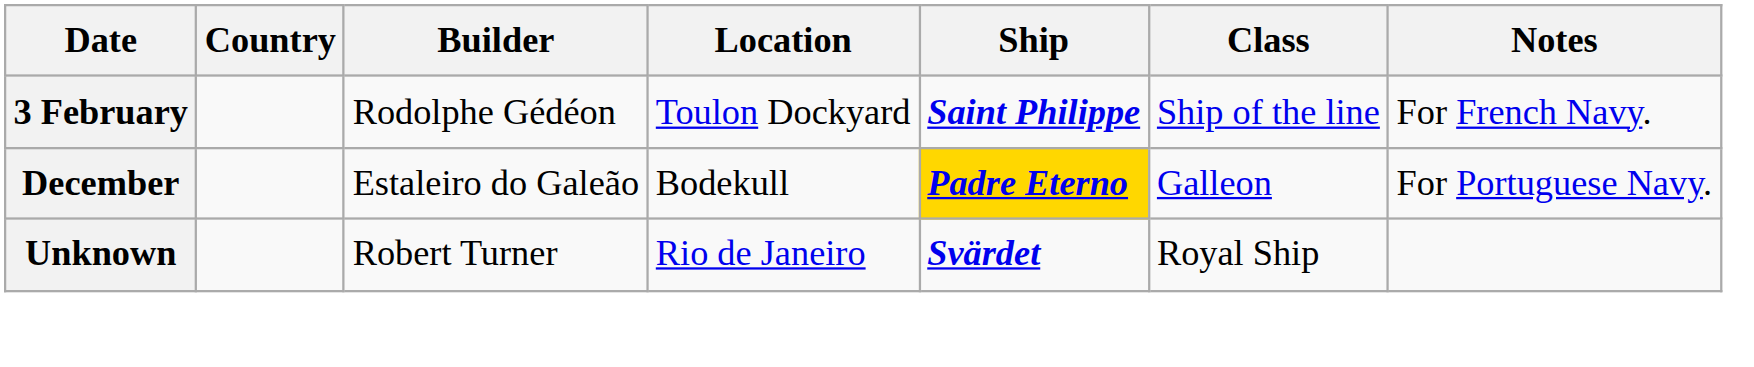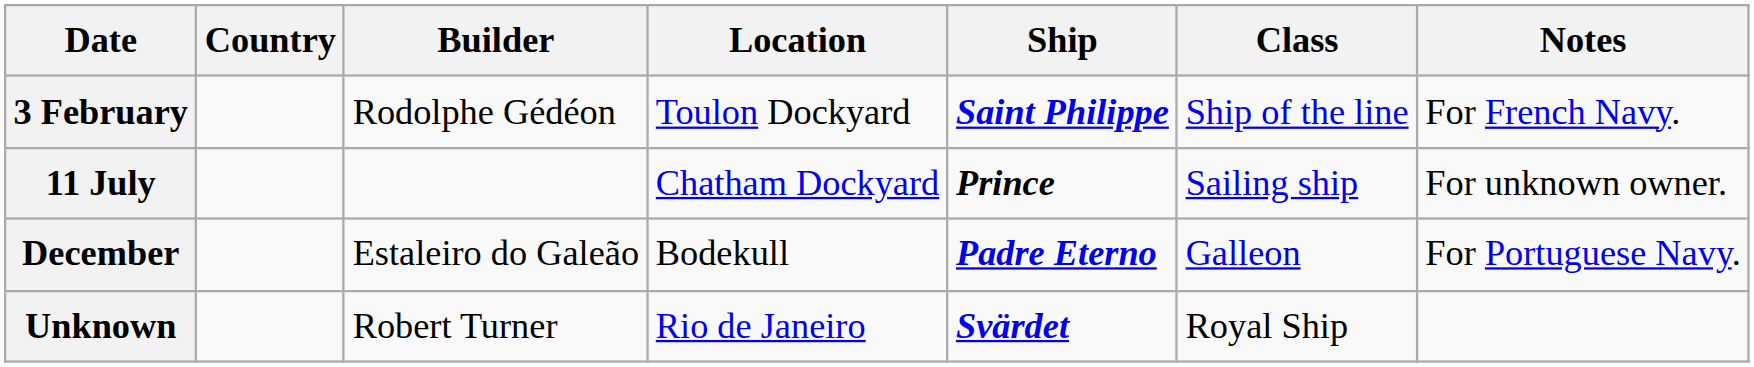+ row: (101, 182)
(1028, 182) gold background -> (1056, 253) no background
